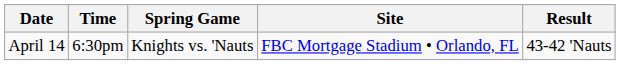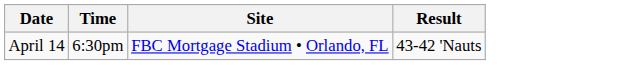- column: (192, 18)
